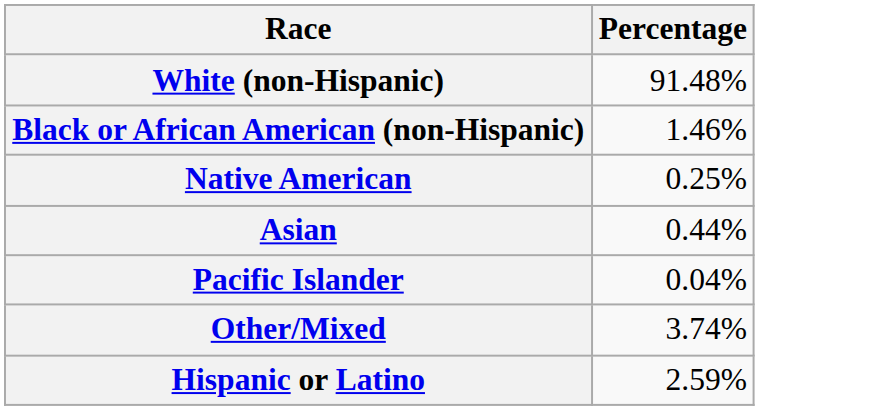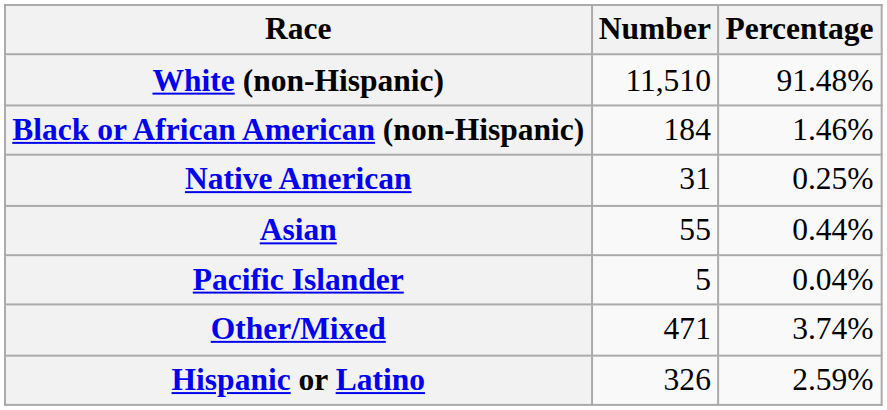+ column: (655, 29)
